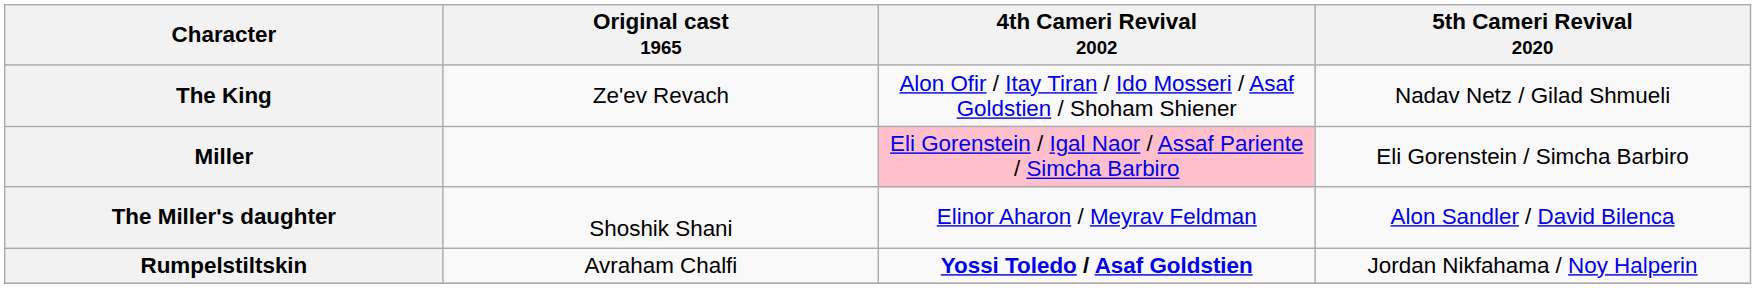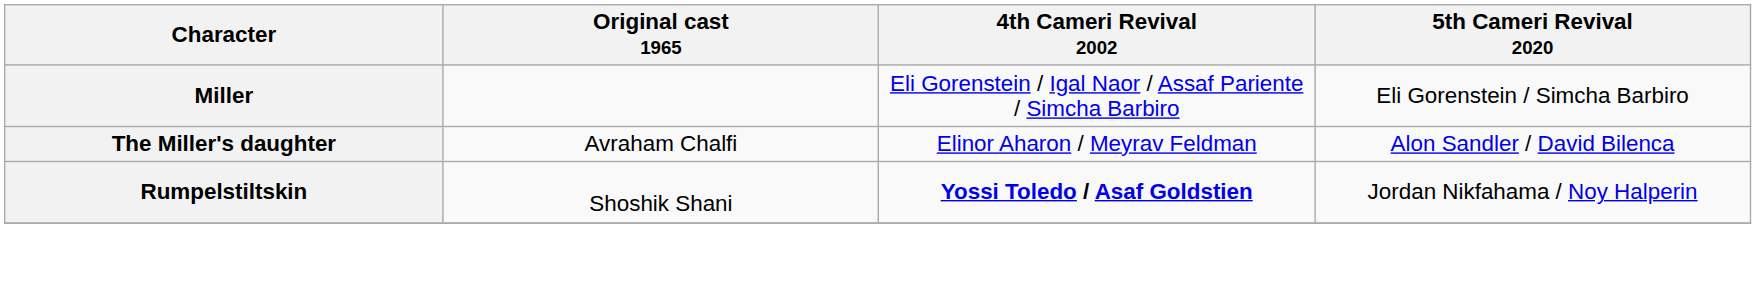- row: (224, 95)
(1097, 156) pink background -> (1097, 95) no background
(661, 229) Shoshik Shani -> (661, 143) Avraham Chalfi
(661, 265) Avraham Chalfi -> (661, 204) Shoshik Shani
